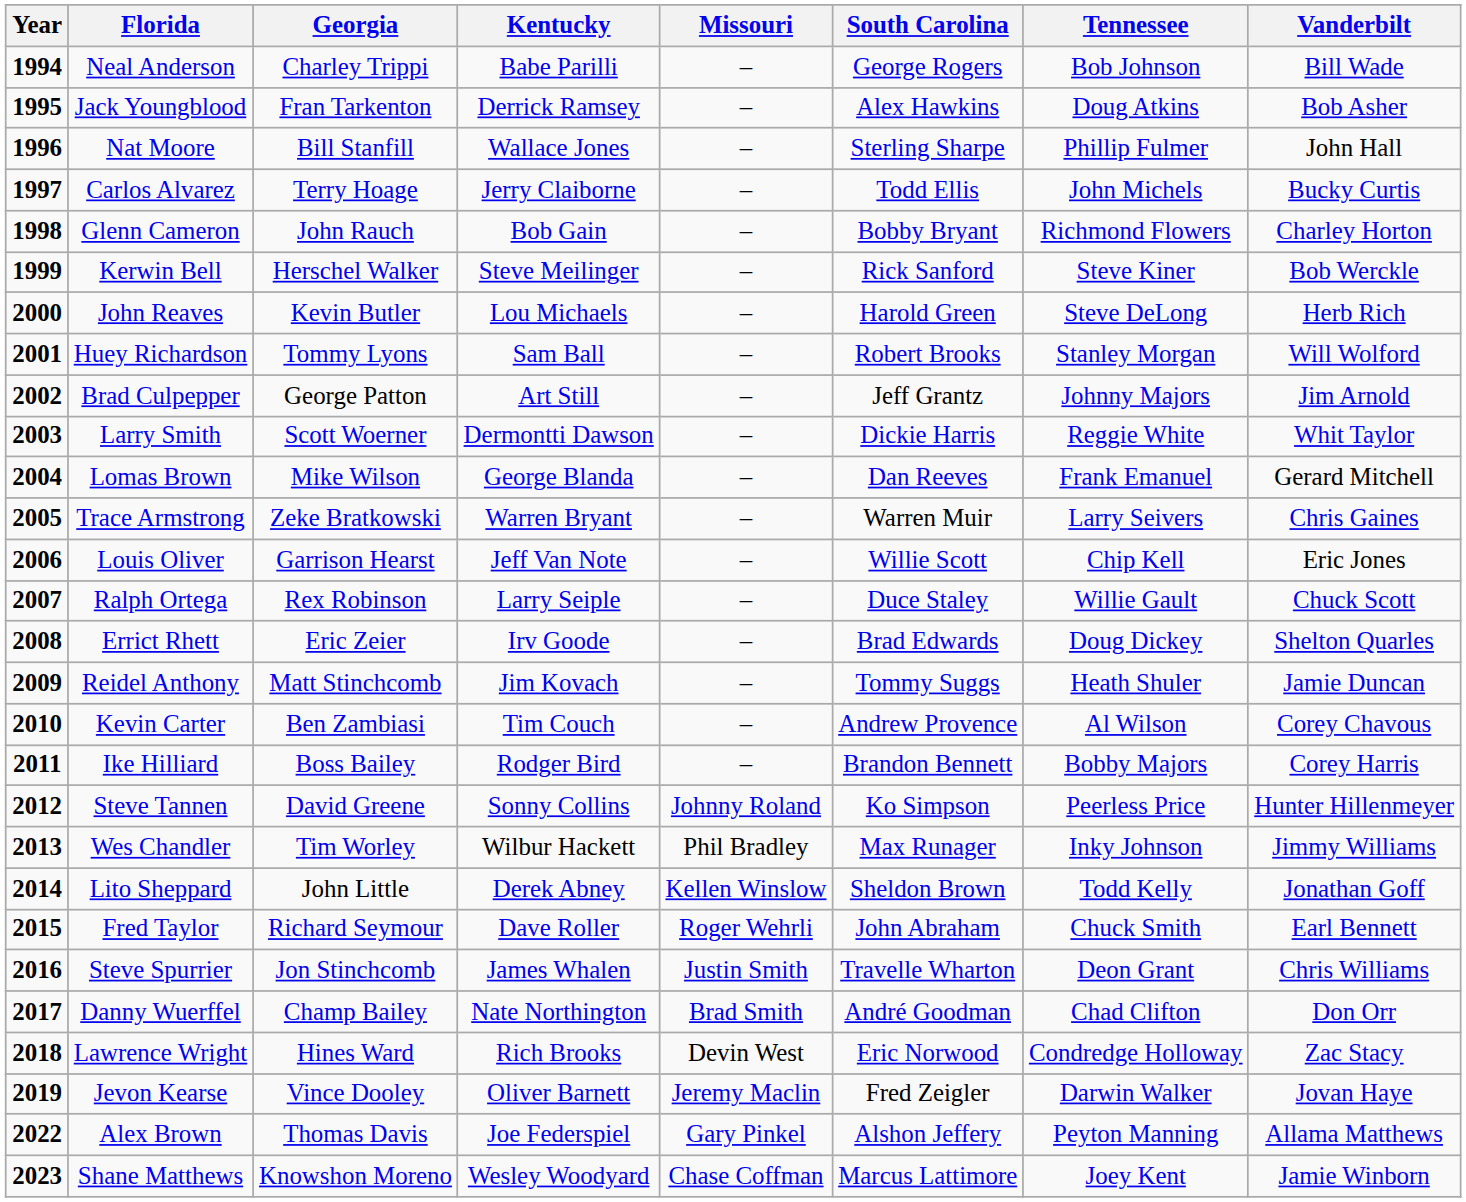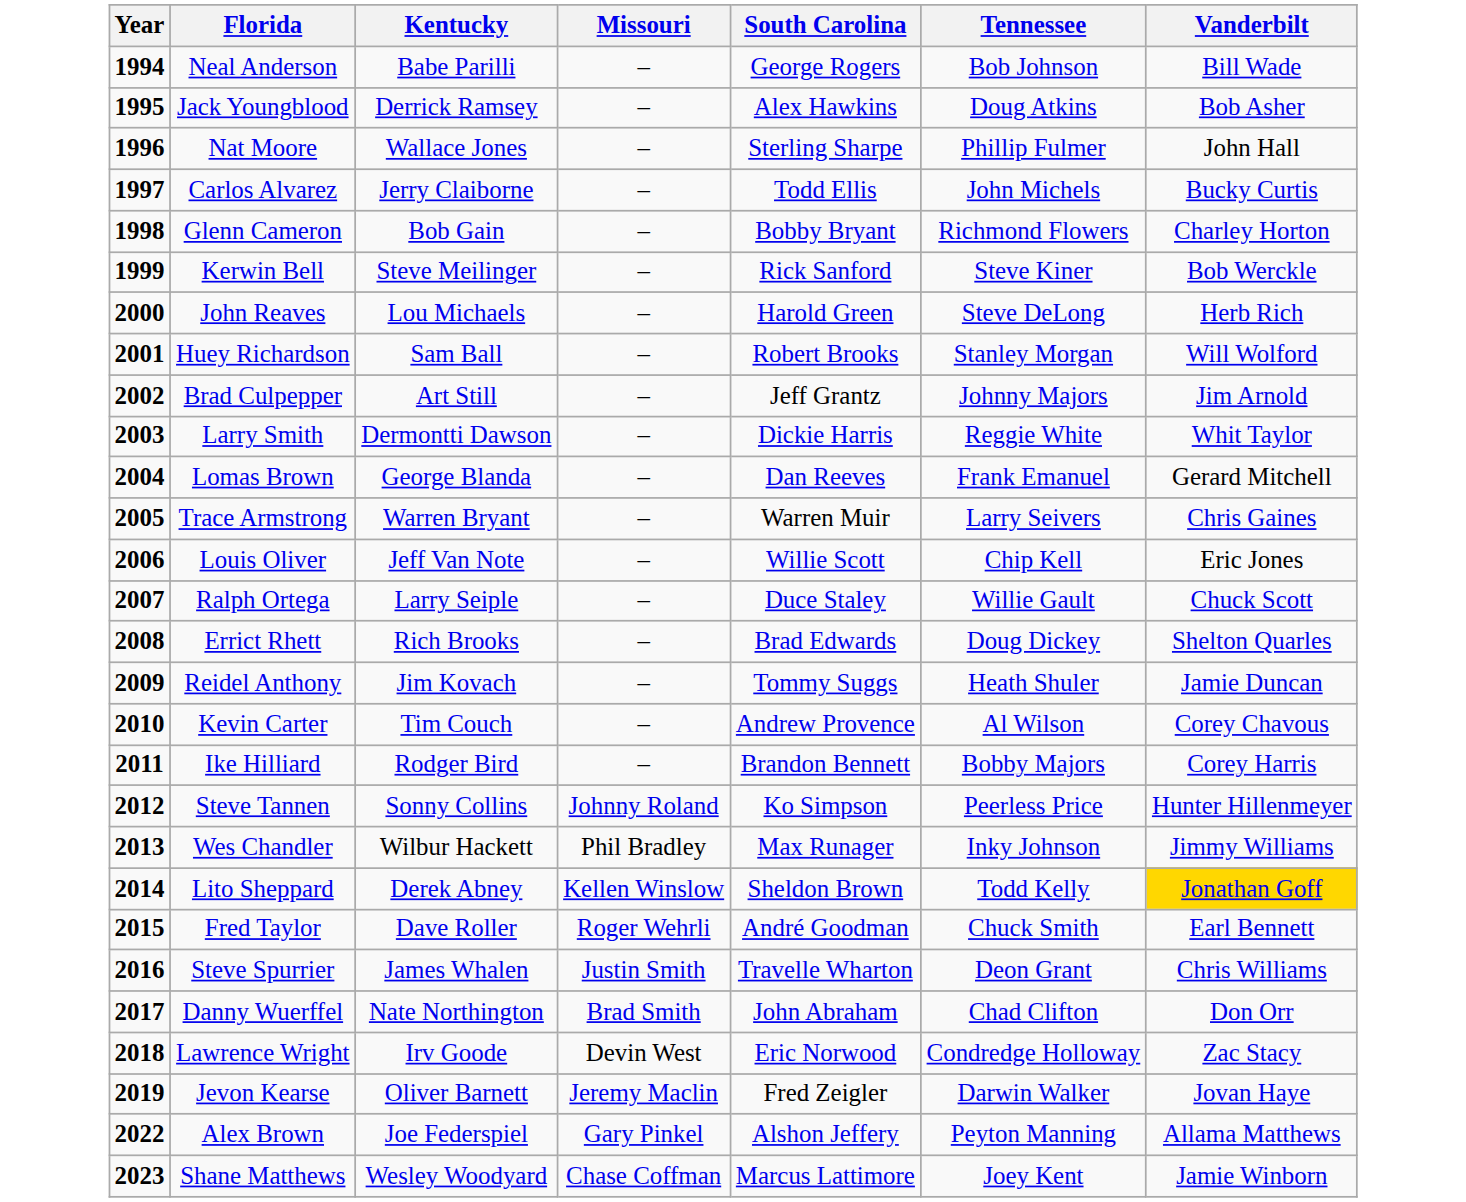- column: (355, 25)
(559, 641) Irv Goode -> (456, 641) Rich Brooks
(1354, 888) no background -> (1252, 888) gold background
(928, 929) John Abraham -> (825, 929) André Goodman
(928, 1011) André Goodman -> (825, 1011) John Abraham
(559, 1052) Rich Brooks -> (456, 1052) Irv Goode
